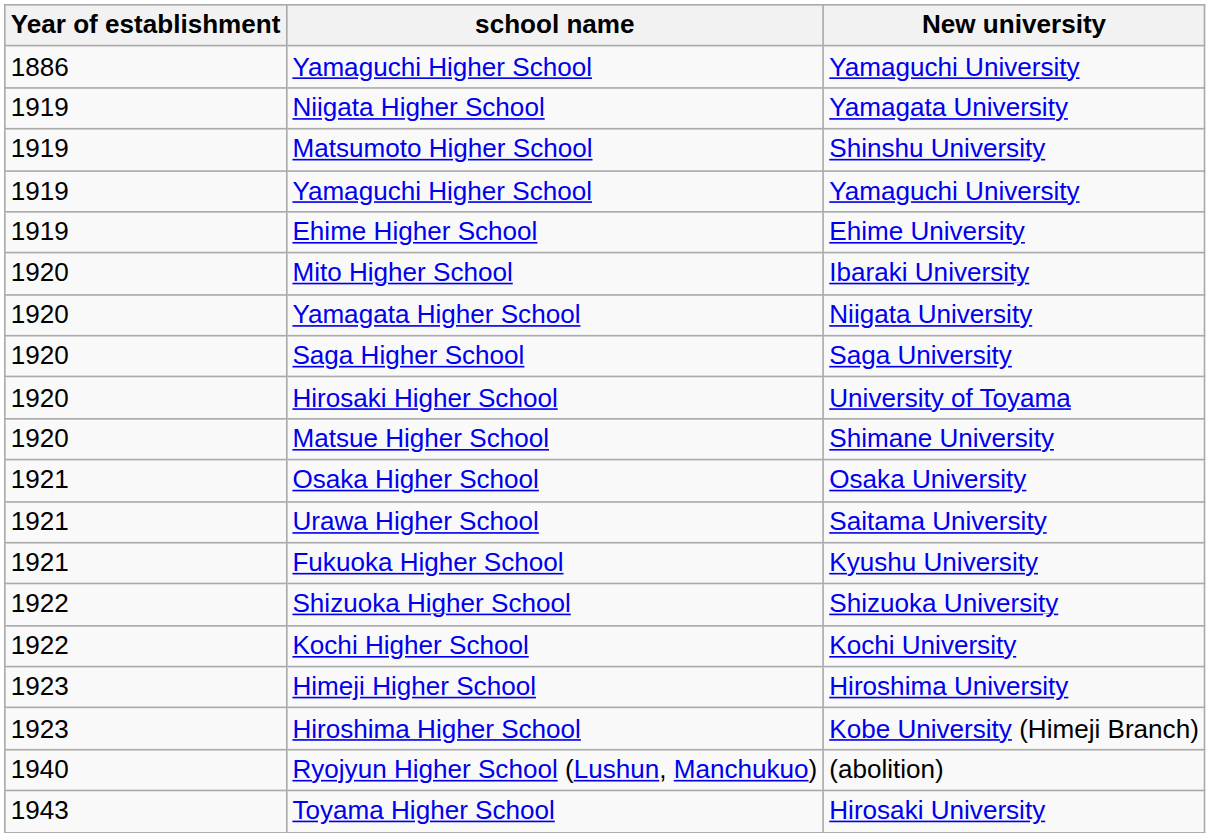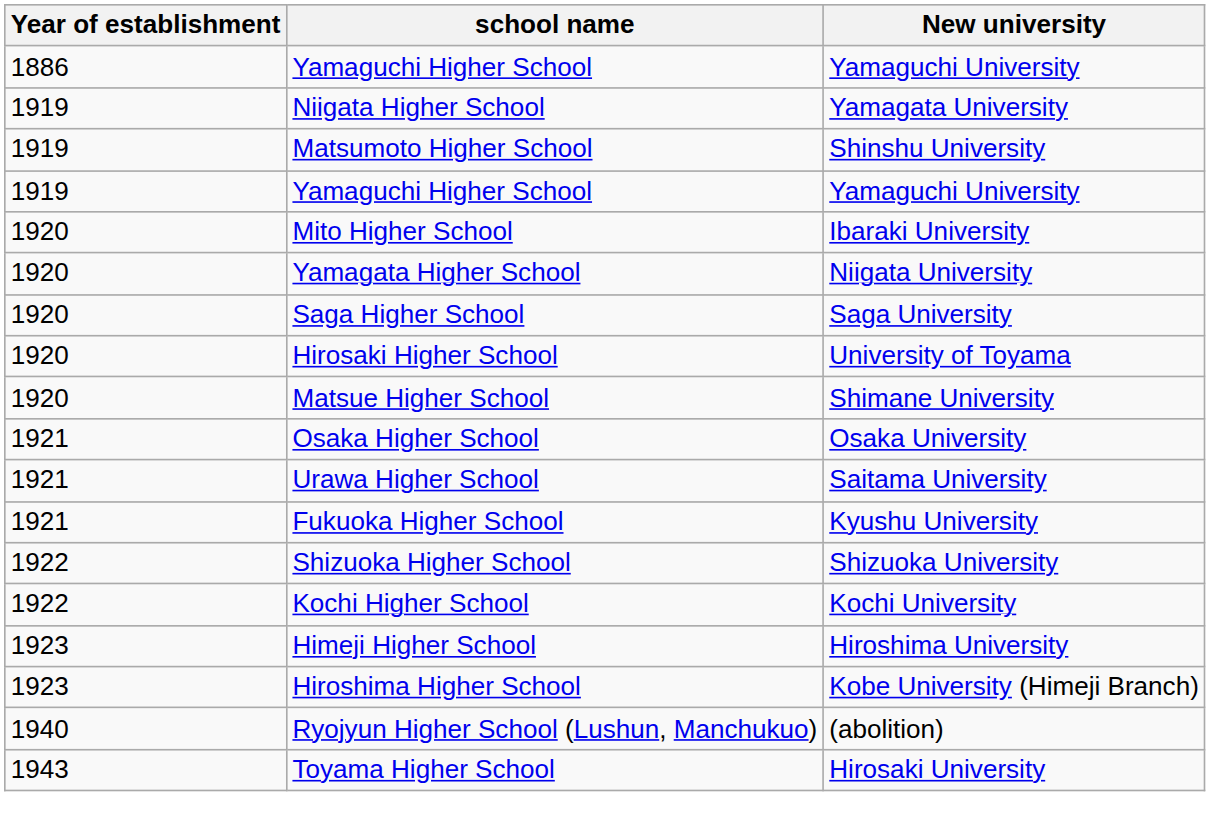- row: (40, 231)
